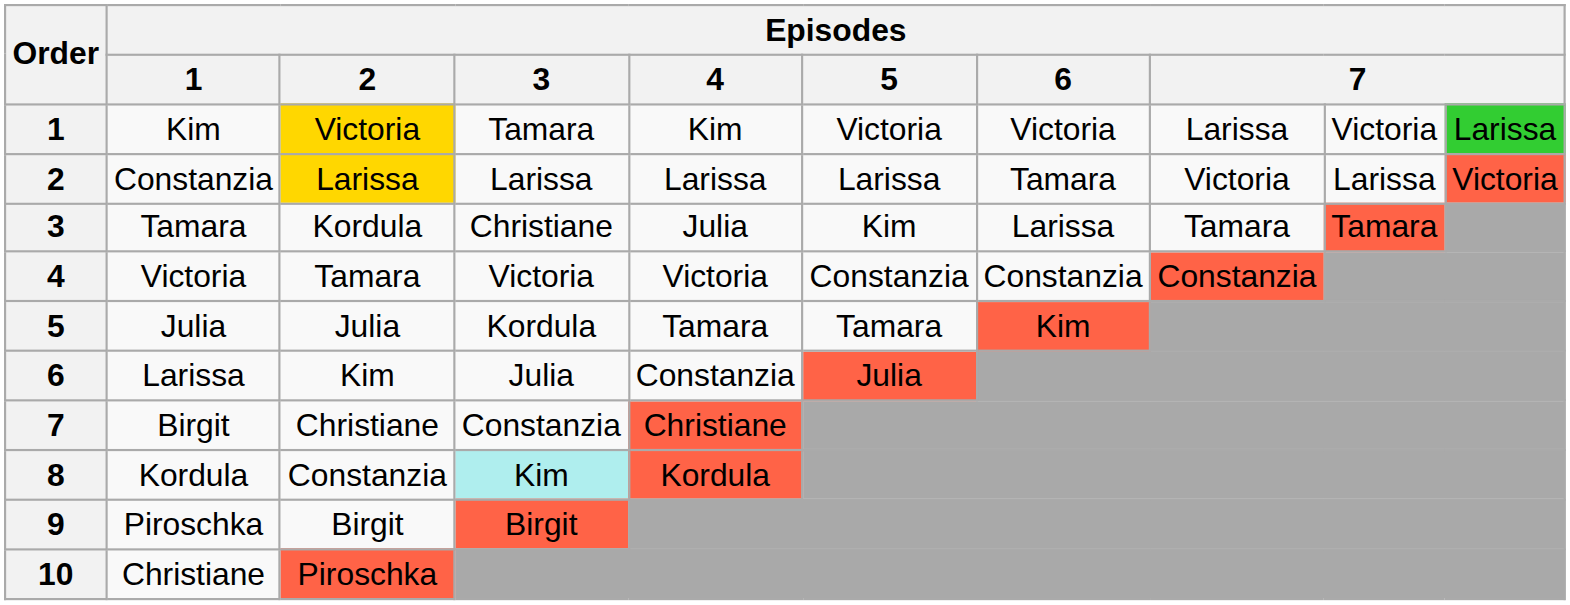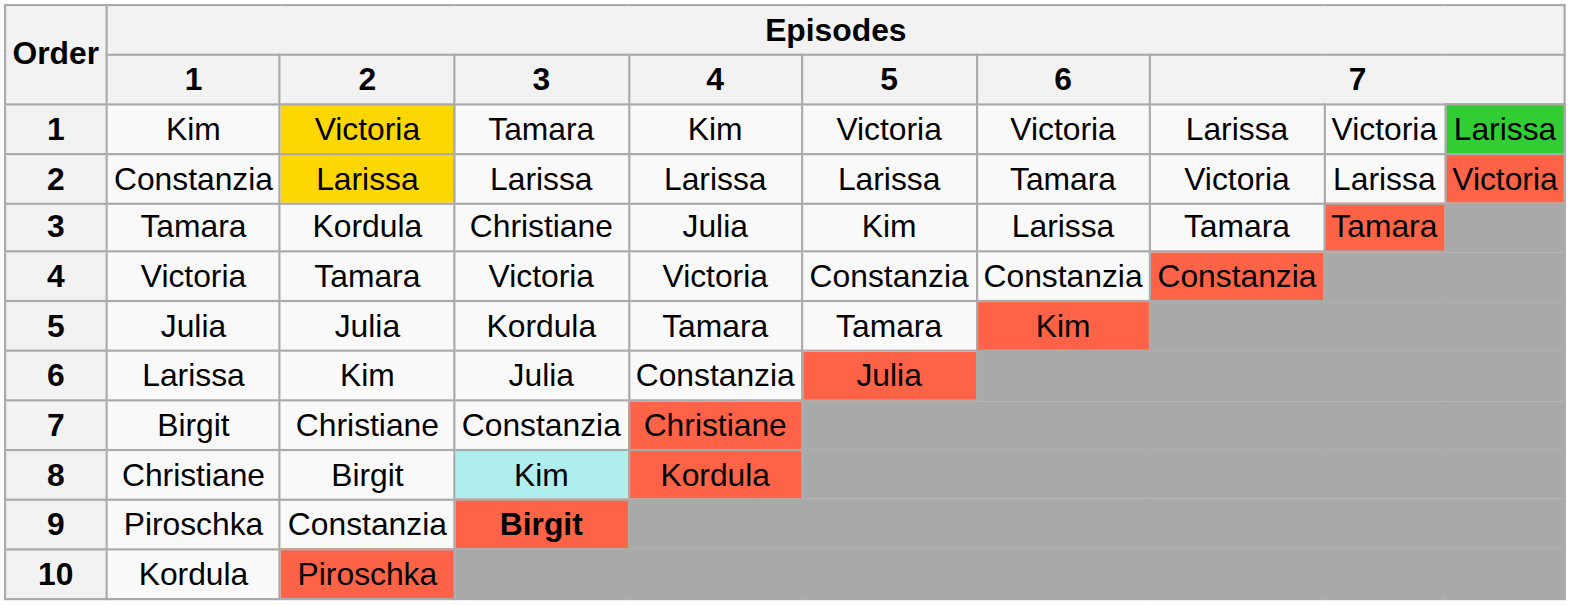(193, 474) Kordula -> (193, 474) Christiane
(367, 474) Constanzia -> (367, 474) Birgit
(367, 524) Birgit -> (367, 524) Constanzia
(541, 524) normal -> (541, 524) bold
(193, 573) Christiane -> (193, 573) Kordula
